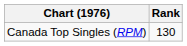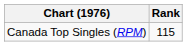(166, 31) 130 -> (166, 31) 115
